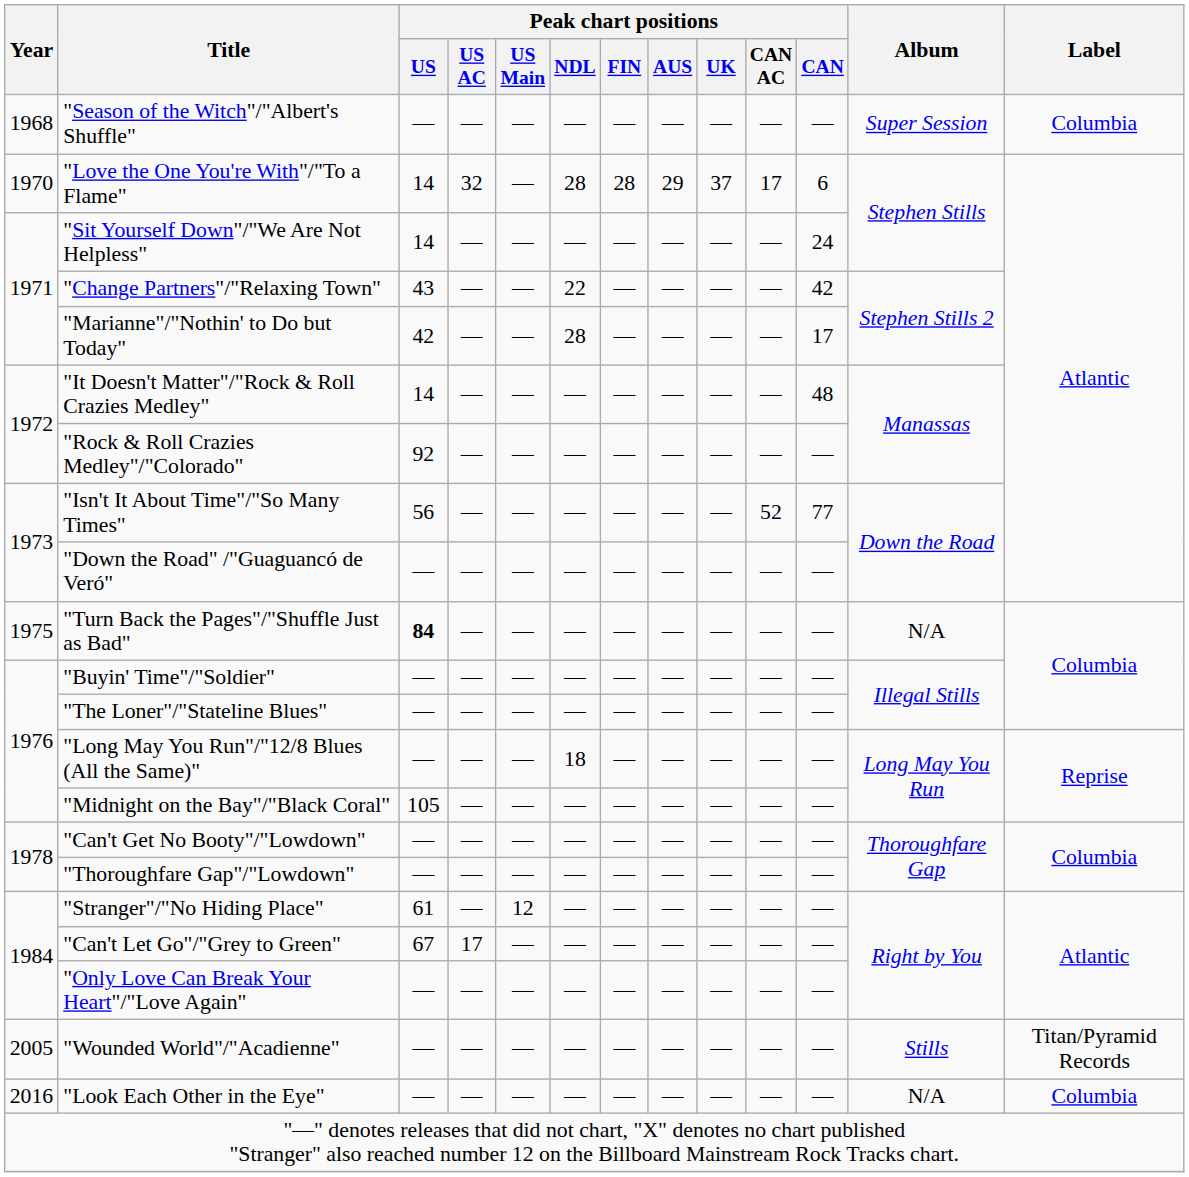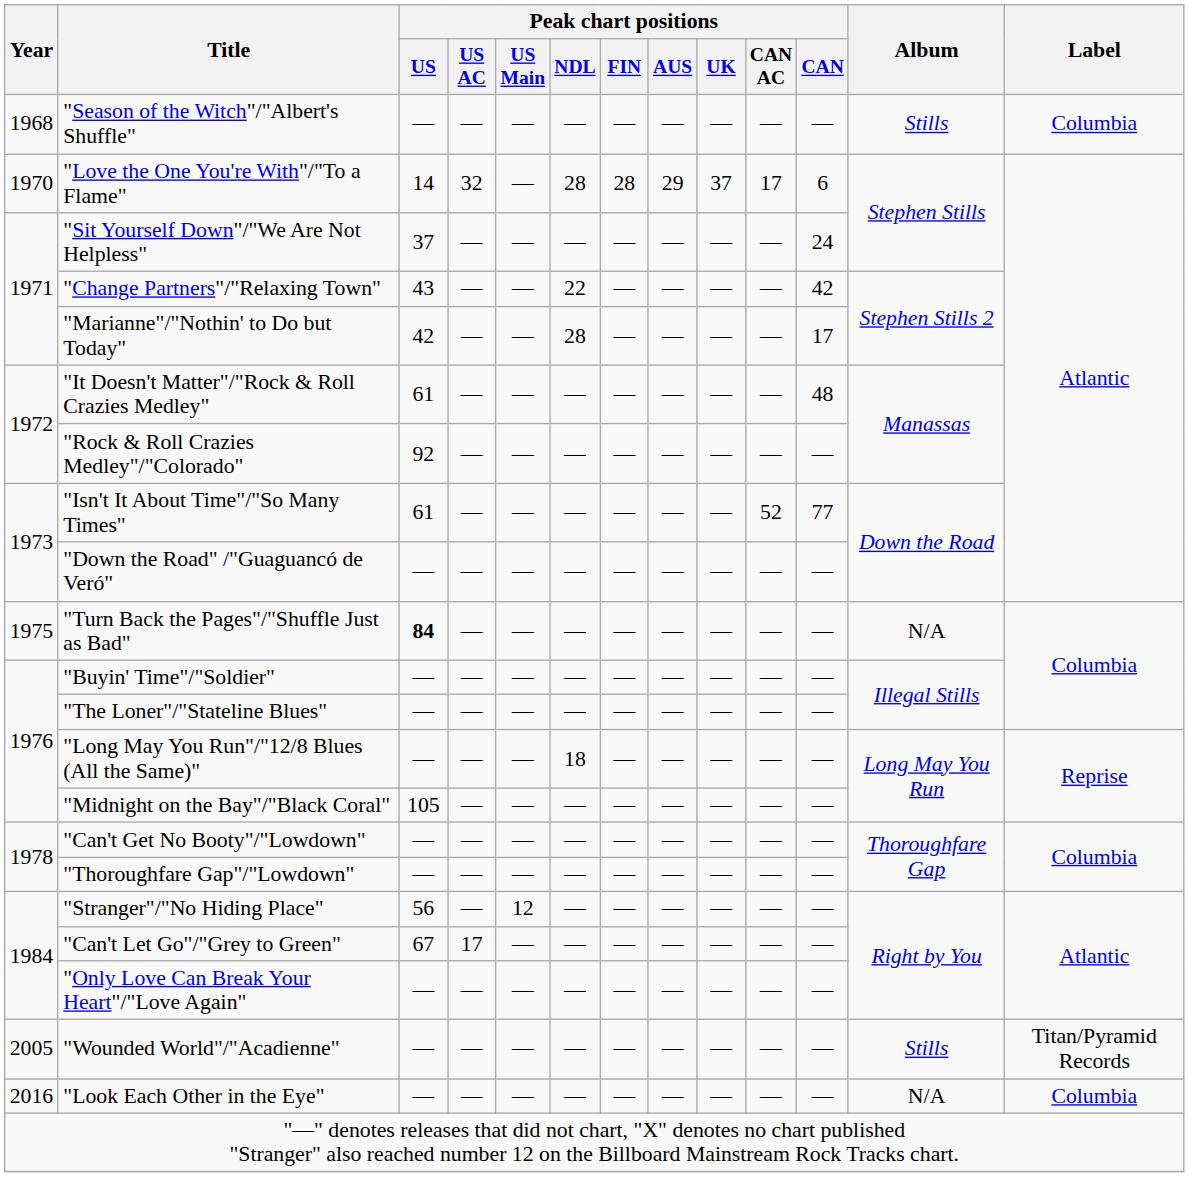(927, 123) Super Session -> (927, 123) Stills
(423, 241) 14 -> (423, 241) 37
(423, 394) 14 -> (423, 394) 61
(423, 512) 56 -> (423, 512) 61
(423, 908) 61 -> (423, 908) 56
